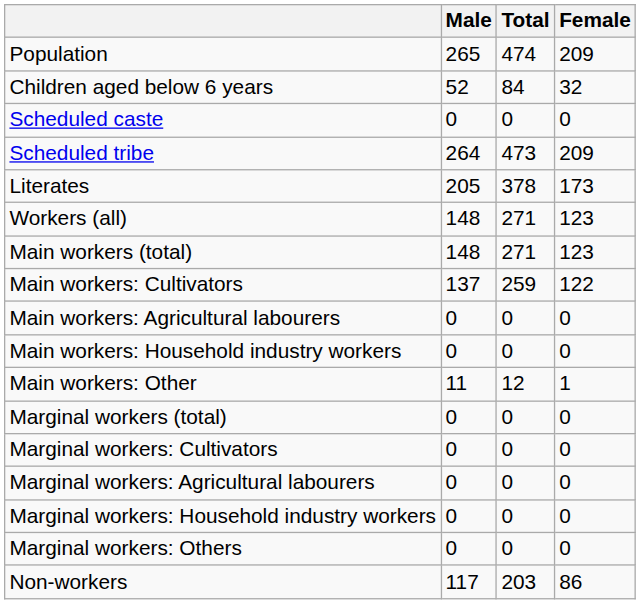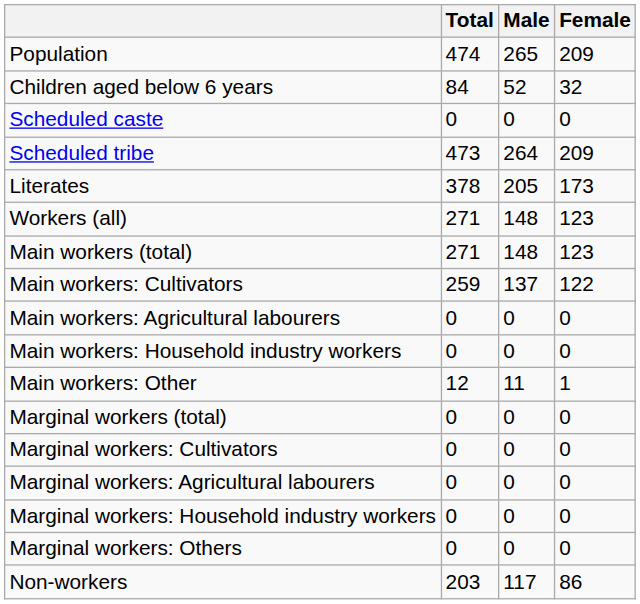columns swapped: (526, 20) <-> (469, 20)
